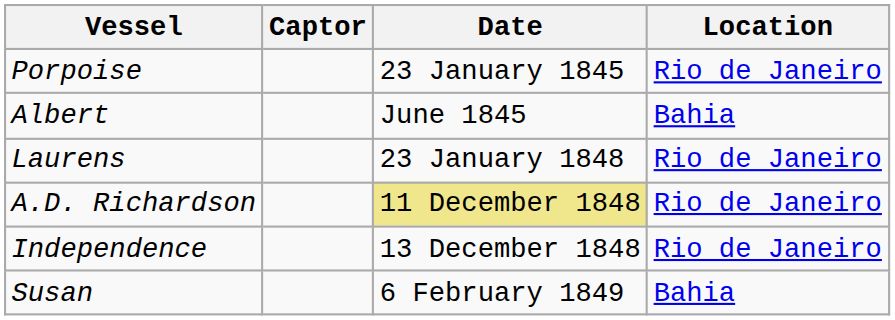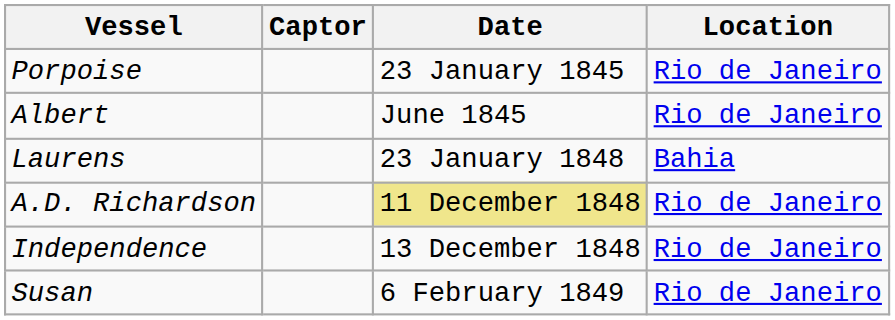(694, 116) Bahia -> (768, 116) Rio de Janeiro
(768, 160) Rio de Janeiro -> (694, 160) Bahia
(694, 293) Bahia -> (768, 293) Rio de Janeiro
